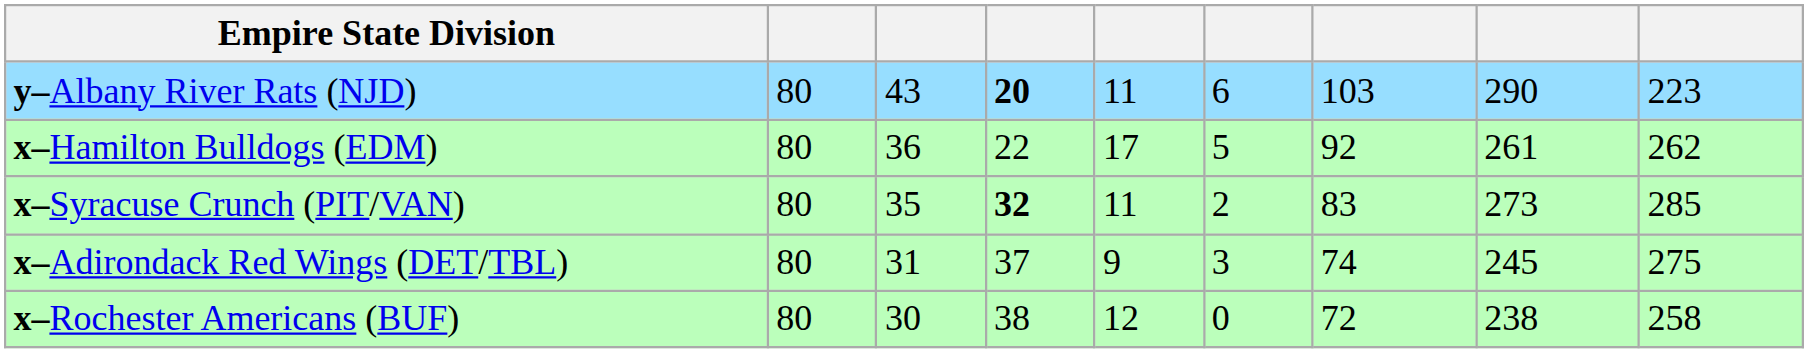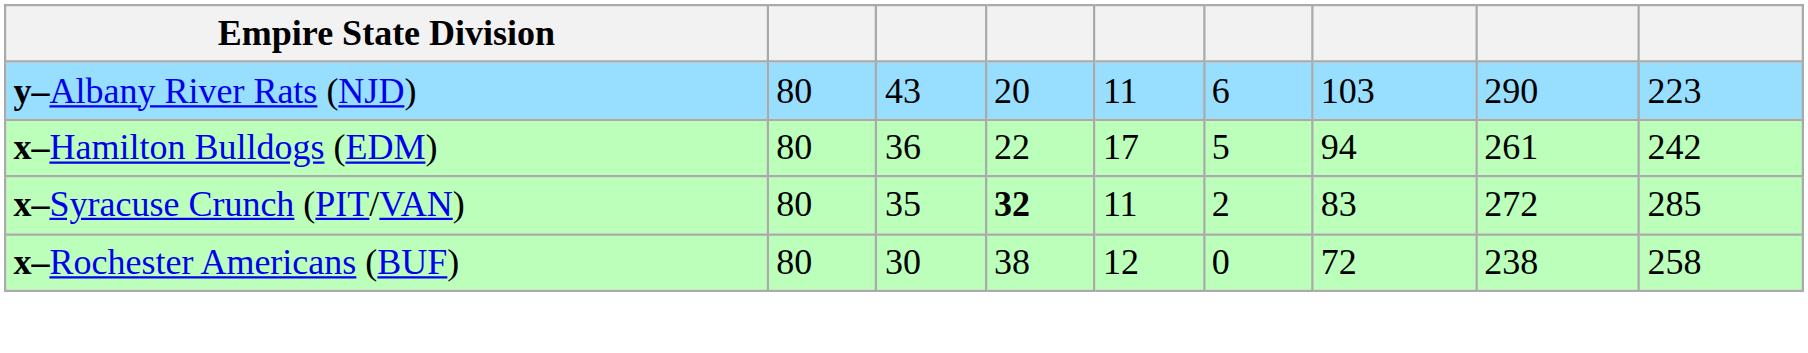(1012, 90) bold -> (1012, 90) normal
(1339, 147) 92 -> (1339, 147) 94
(1675, 147) 262 -> (1675, 147) 242
(1511, 204) 273 -> (1511, 204) 272
- row: (291, 261)
